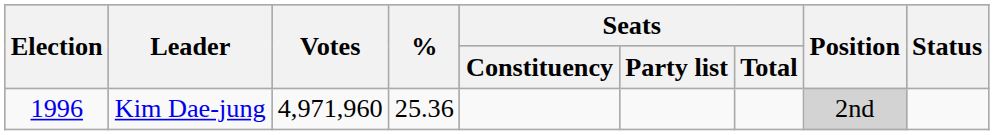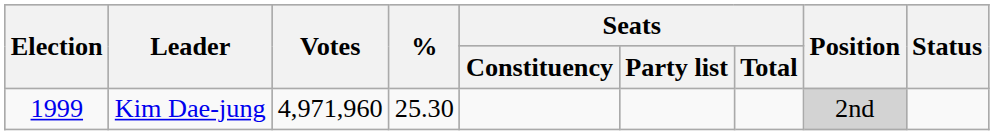(57, 108) 1996 -> (57, 108) 1999
(424, 108) 25.36 -> (424, 108) 25.30
